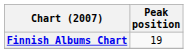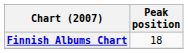(156, 40) 19 -> (156, 40) 18
